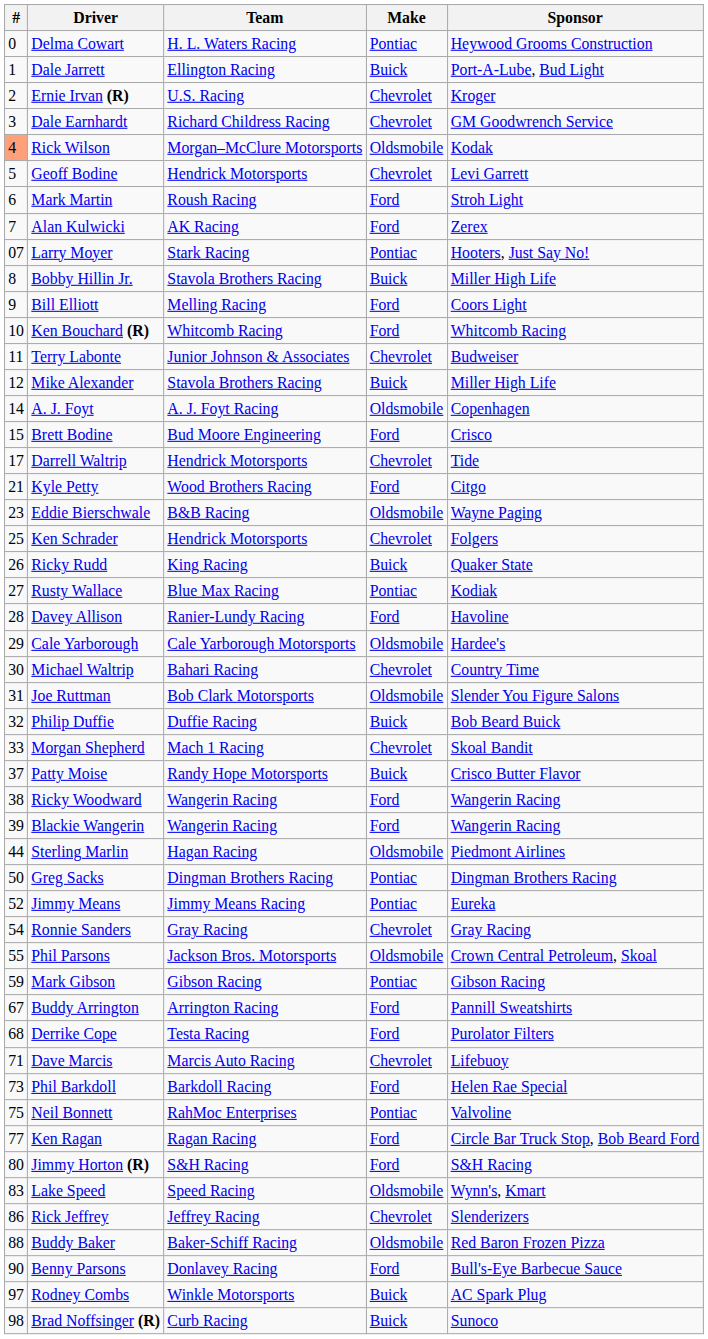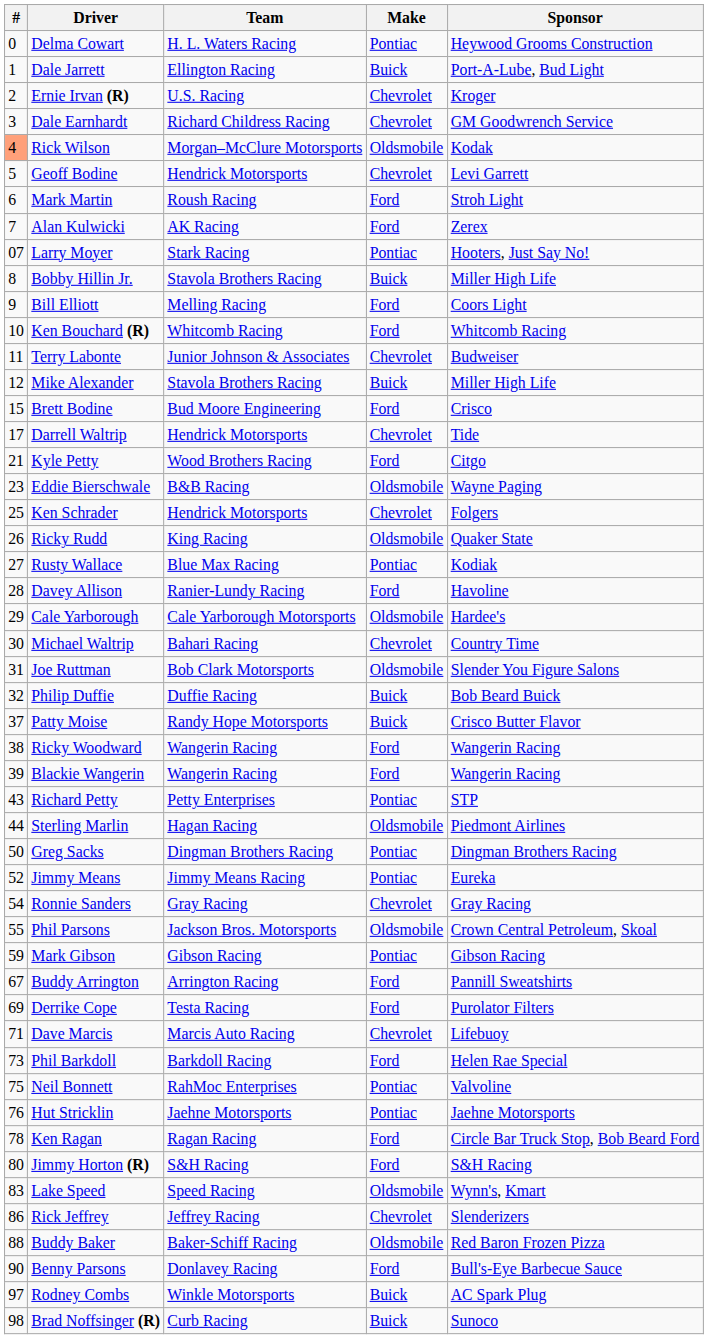- row: (62, 408)
(389, 565) Buick -> (407, 539) Oldsmobile
- row: (88, 747)
+ row: (75, 799)
(16, 1034) 68 -> (16, 1008) 69
+ row: (72, 1112)
(16, 1138) 77 -> (16, 1138) 78
